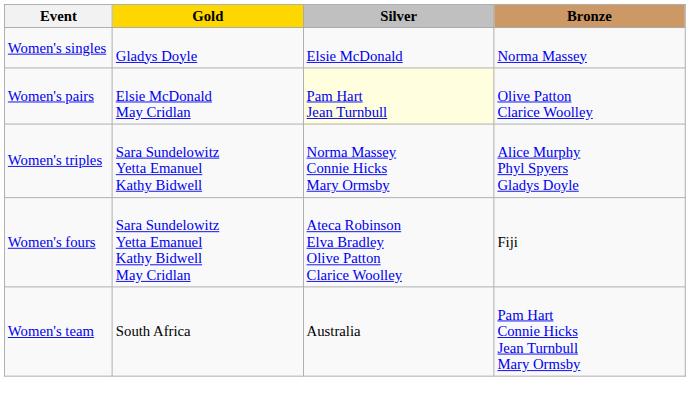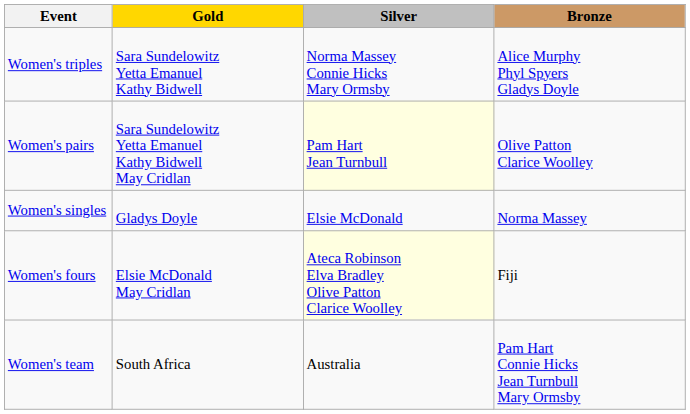rows swapped: (57, 47) <-> (55, 160)
(164, 104) Elsie McDonald May Cridlan -> (168, 153) Sara Sundelowitz Yetta Emanuel Kathy Bidwell May Cridlan
(168, 250) Sara Sundelowitz Yetta Emanuel Kathy Bidwell May Cridlan -> (164, 283) Elsie McDonald May Cridlan
(354, 250) no background -> (354, 283) lightyellow background
